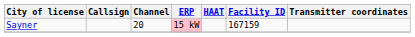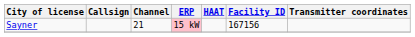(139, 25) 20 -> (139, 25) 21
(244, 25) 167159 -> (244, 25) 167156
